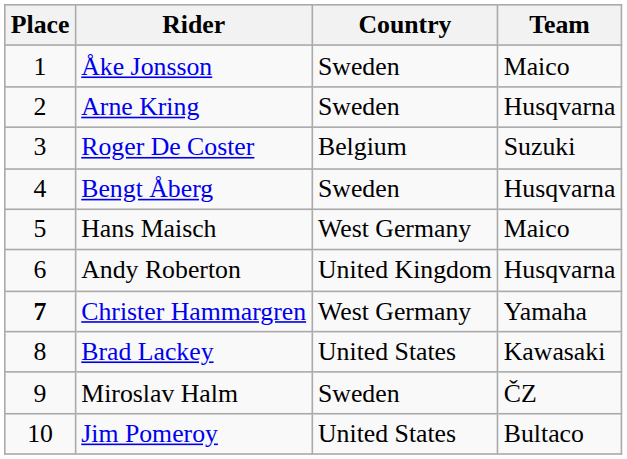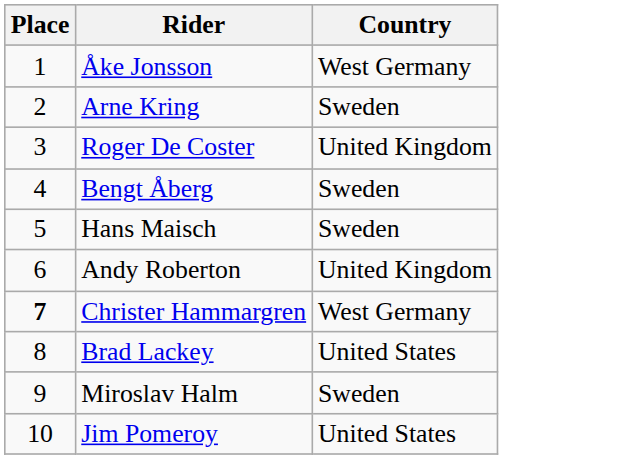- column: (560, 24)
(359, 65) Sweden -> (395, 65) West Germany
(362, 147) Belgium -> (405, 147) United Kingdom
(395, 229) West Germany -> (359, 229) Sweden
